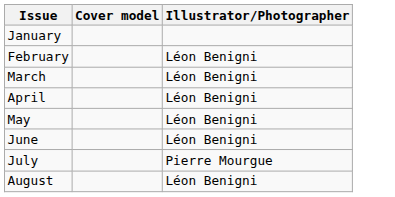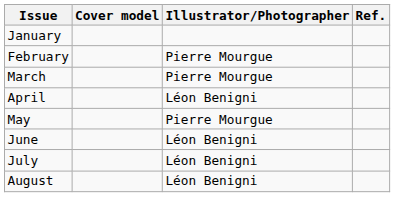+ column: (371, 15)
(211, 56) Léon Benigni -> (219, 56) Pierre Mourgue
(211, 77) Léon Benigni -> (219, 77) Pierre Mourgue
(211, 119) Léon Benigni -> (219, 119) Pierre Mourgue
(219, 160) Pierre Mourgue -> (211, 160) Léon Benigni
